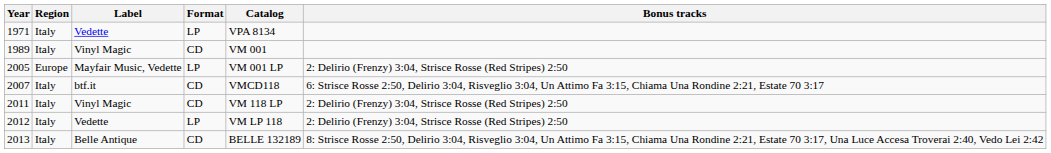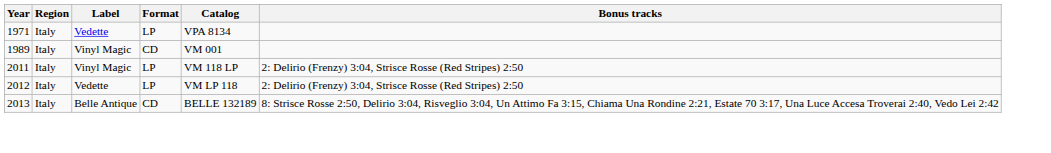- row: (18, 67)
- row: (18, 85)
(195, 103) CD -> (149, 67) LP
